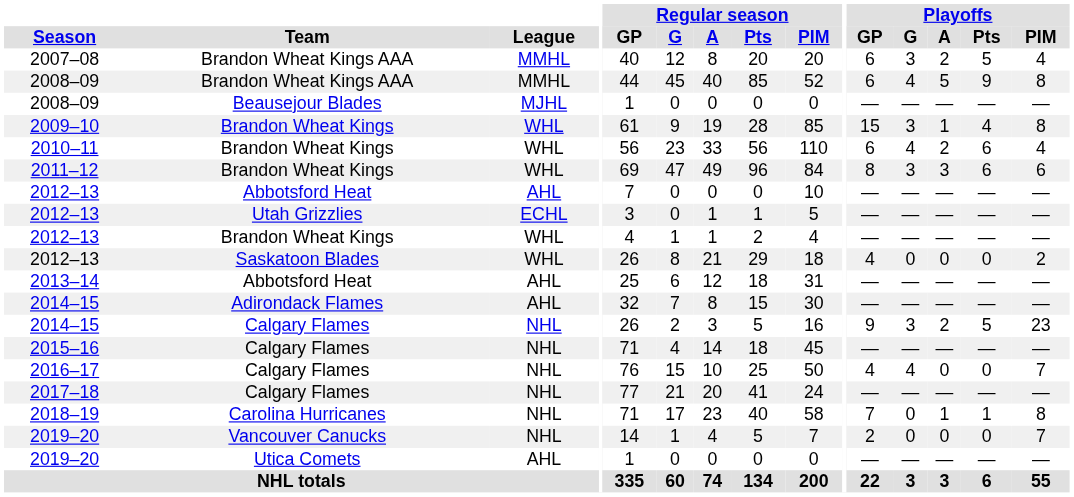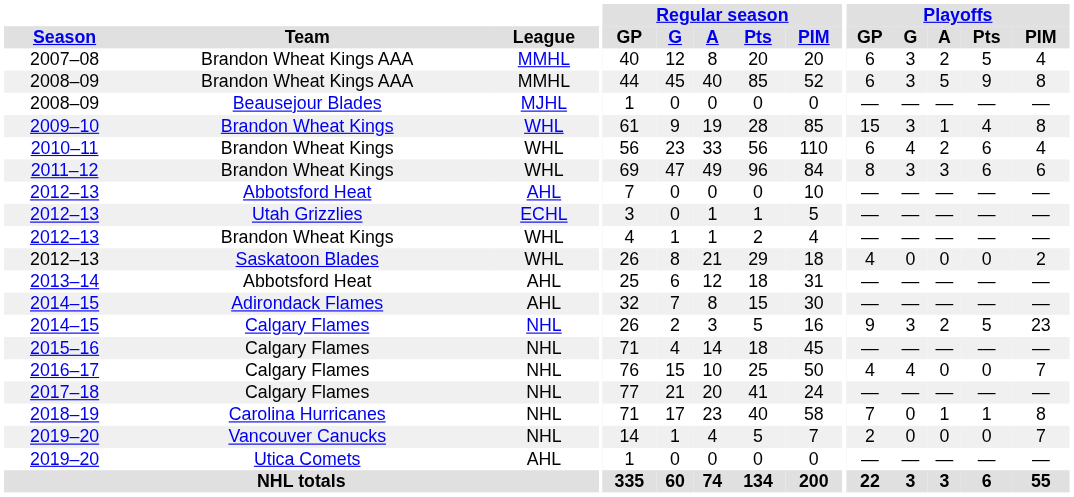(910, 81) 4 -> (910, 81) 3
